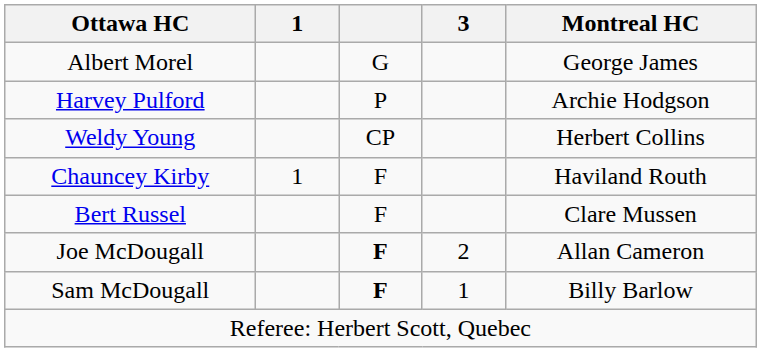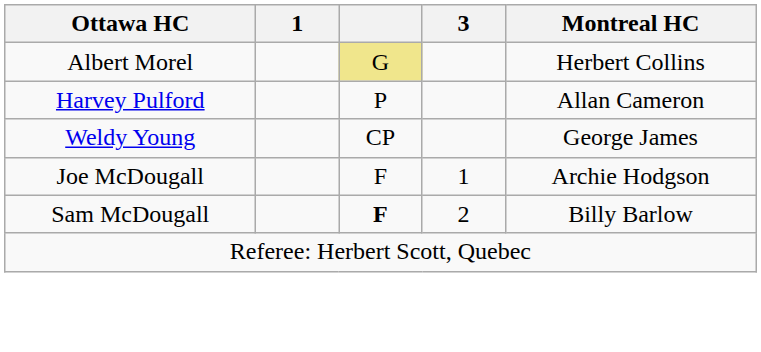(380, 61) no background -> (380, 61) khaki background
(631, 61) George James -> (631, 61) Herbert Collins
(631, 99) Archie Hodgson -> (631, 99) Allan Cameron
(631, 137) Herbert Collins -> (631, 137) George James
- row: (130, 175)
- row: (130, 213)
(380, 251) bold -> (380, 175) normal
(463, 251) 2 -> (463, 175) 1
(631, 251) Allan Cameron -> (631, 175) Archie Hodgson
(463, 289) 1 -> (463, 213) 2
